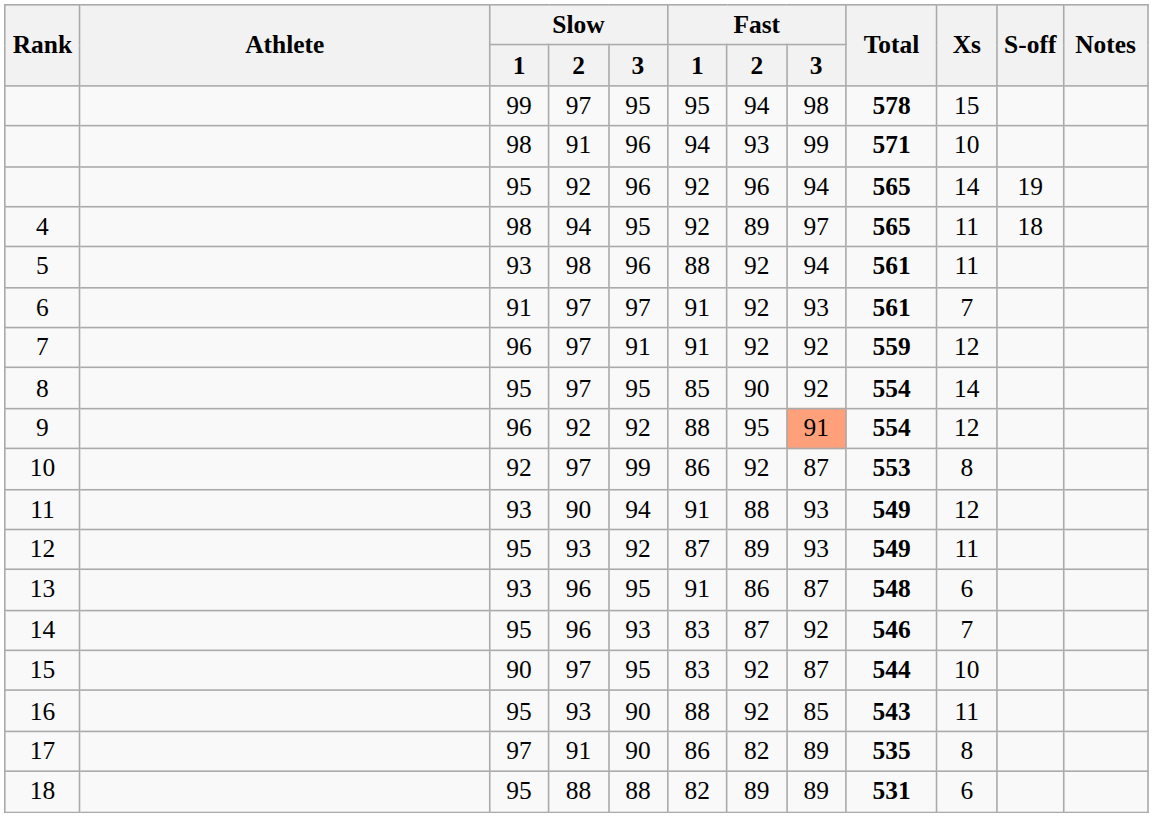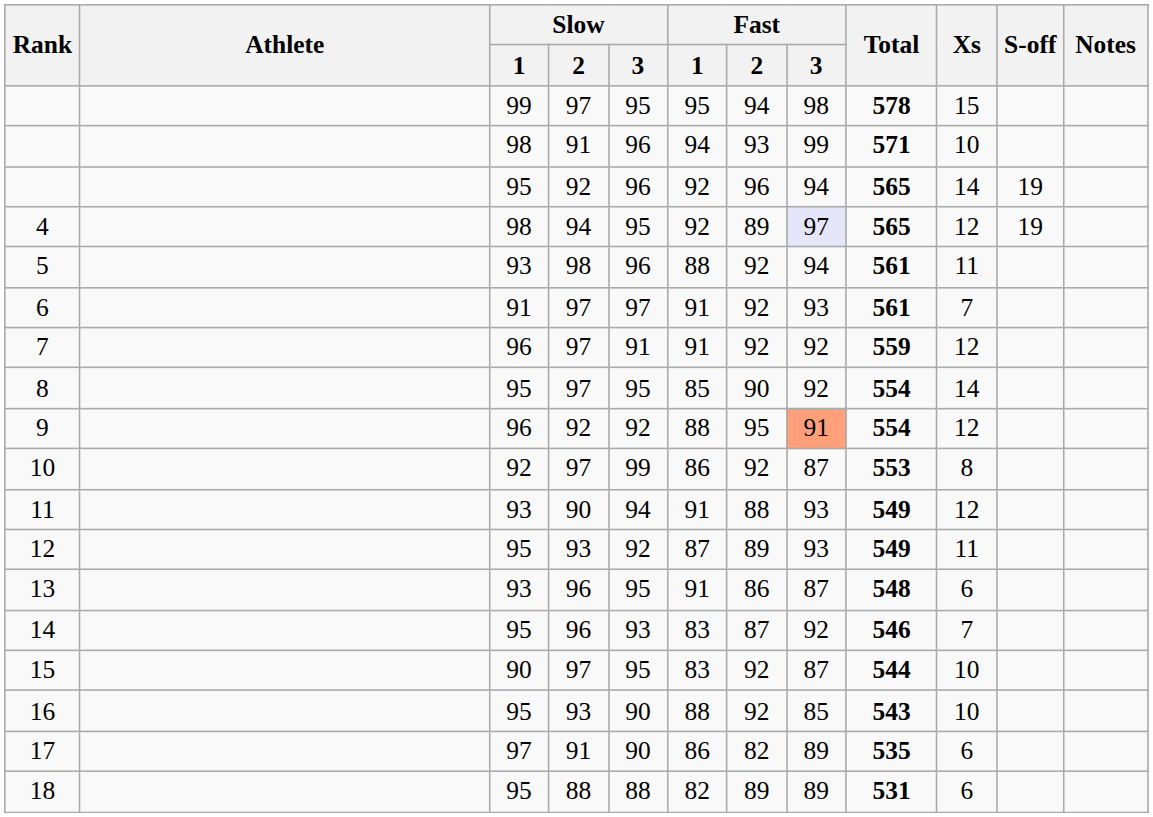(816, 226) no background -> (816, 226) lavender background
(967, 226) 11 -> (967, 226) 12
(1030, 226) 18 -> (1030, 226) 19
(967, 710) 11 -> (967, 710) 10
(967, 750) 8 -> (967, 750) 6
